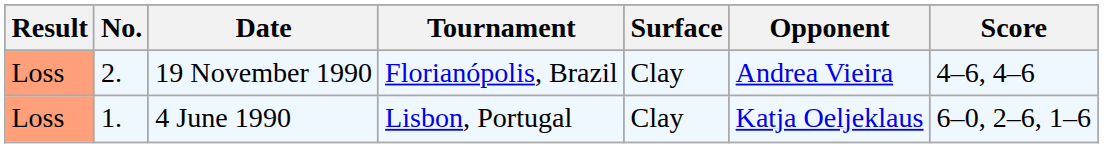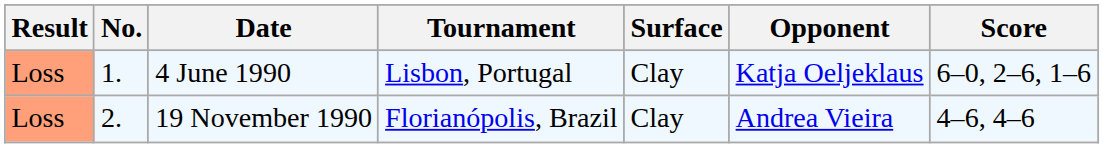rows swapped: (223, 117) <-> (264, 72)
